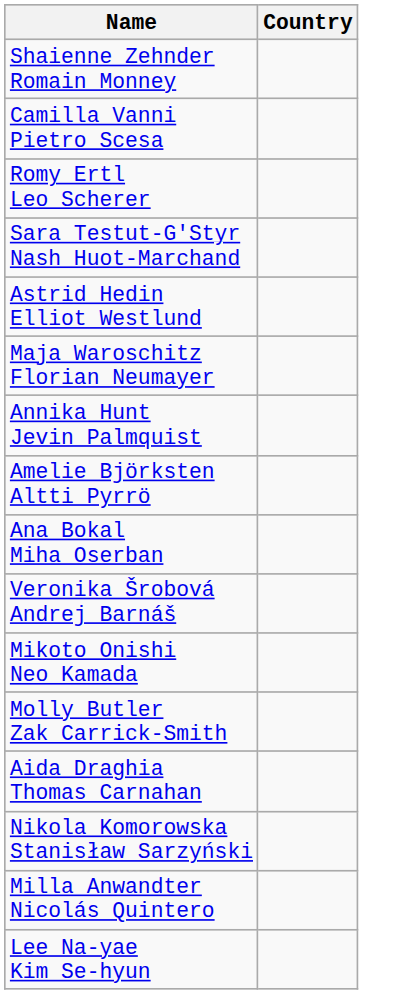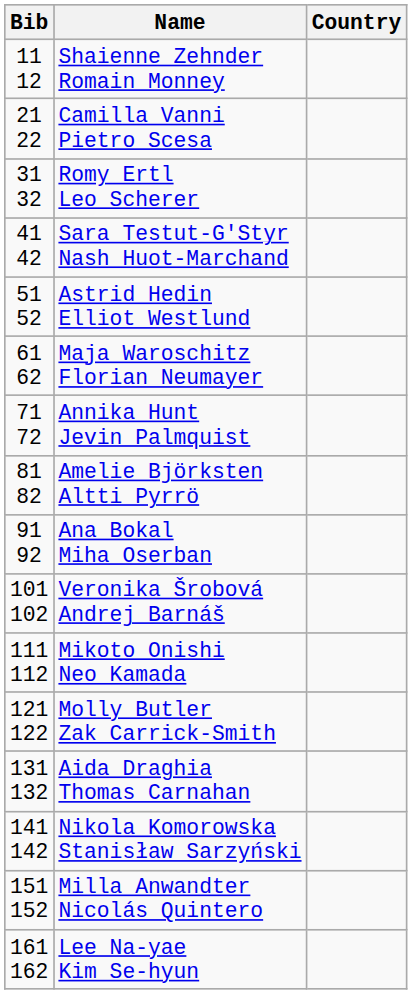+ column: (29, 22)
